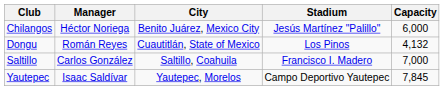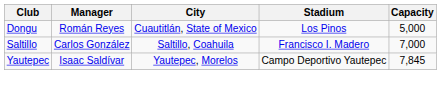- row: (29, 28)
(415, 45) 4,132 -> (412, 28) 5,000
